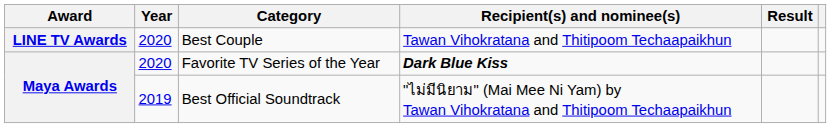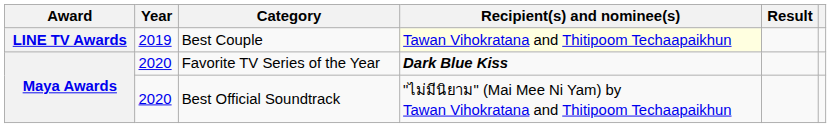(155, 39) 2020 -> (155, 39) 2019
(567, 39) no background -> (567, 39) lightyellow background
(155, 98) 2019 -> (155, 98) 2020
